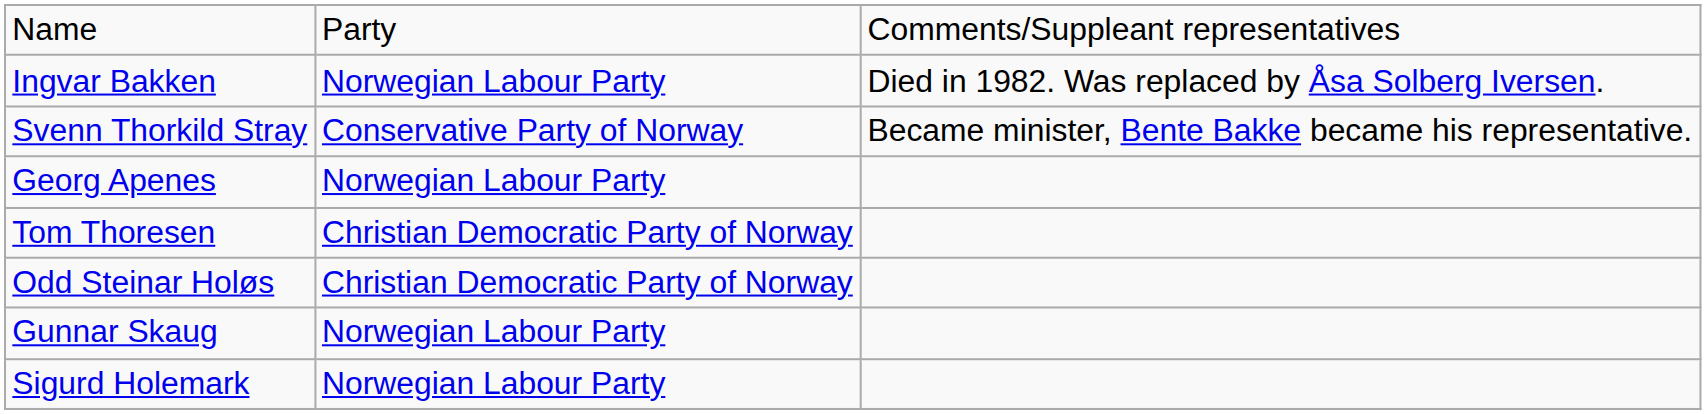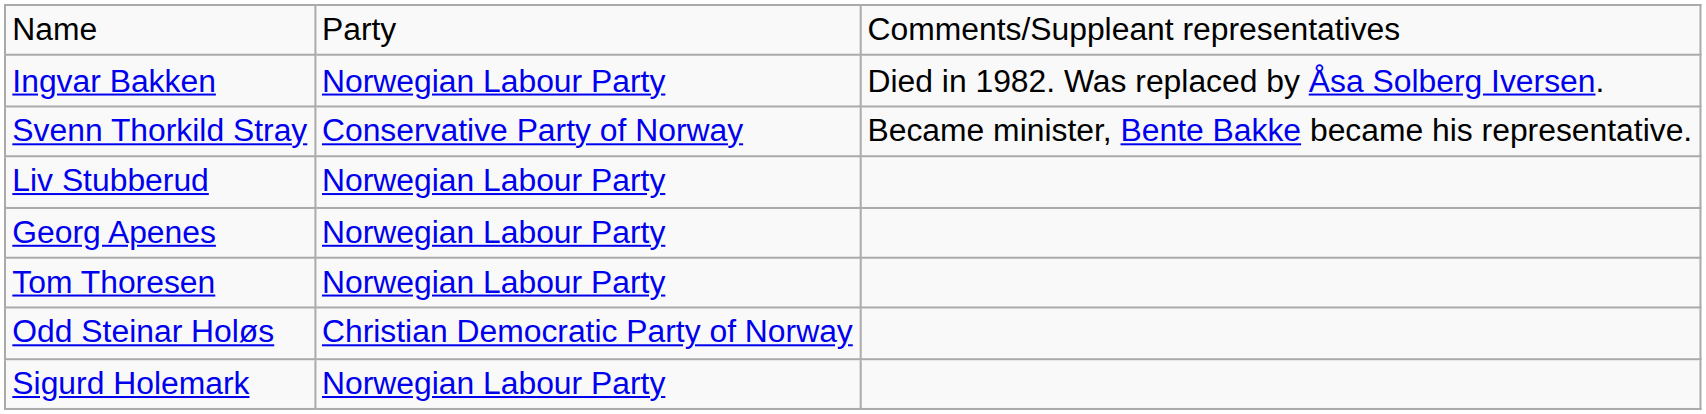+ row: (111, 181)
(587, 231) Christian Democratic Party of Norway -> (494, 282) Norwegian Labour Party
- row: (115, 332)
